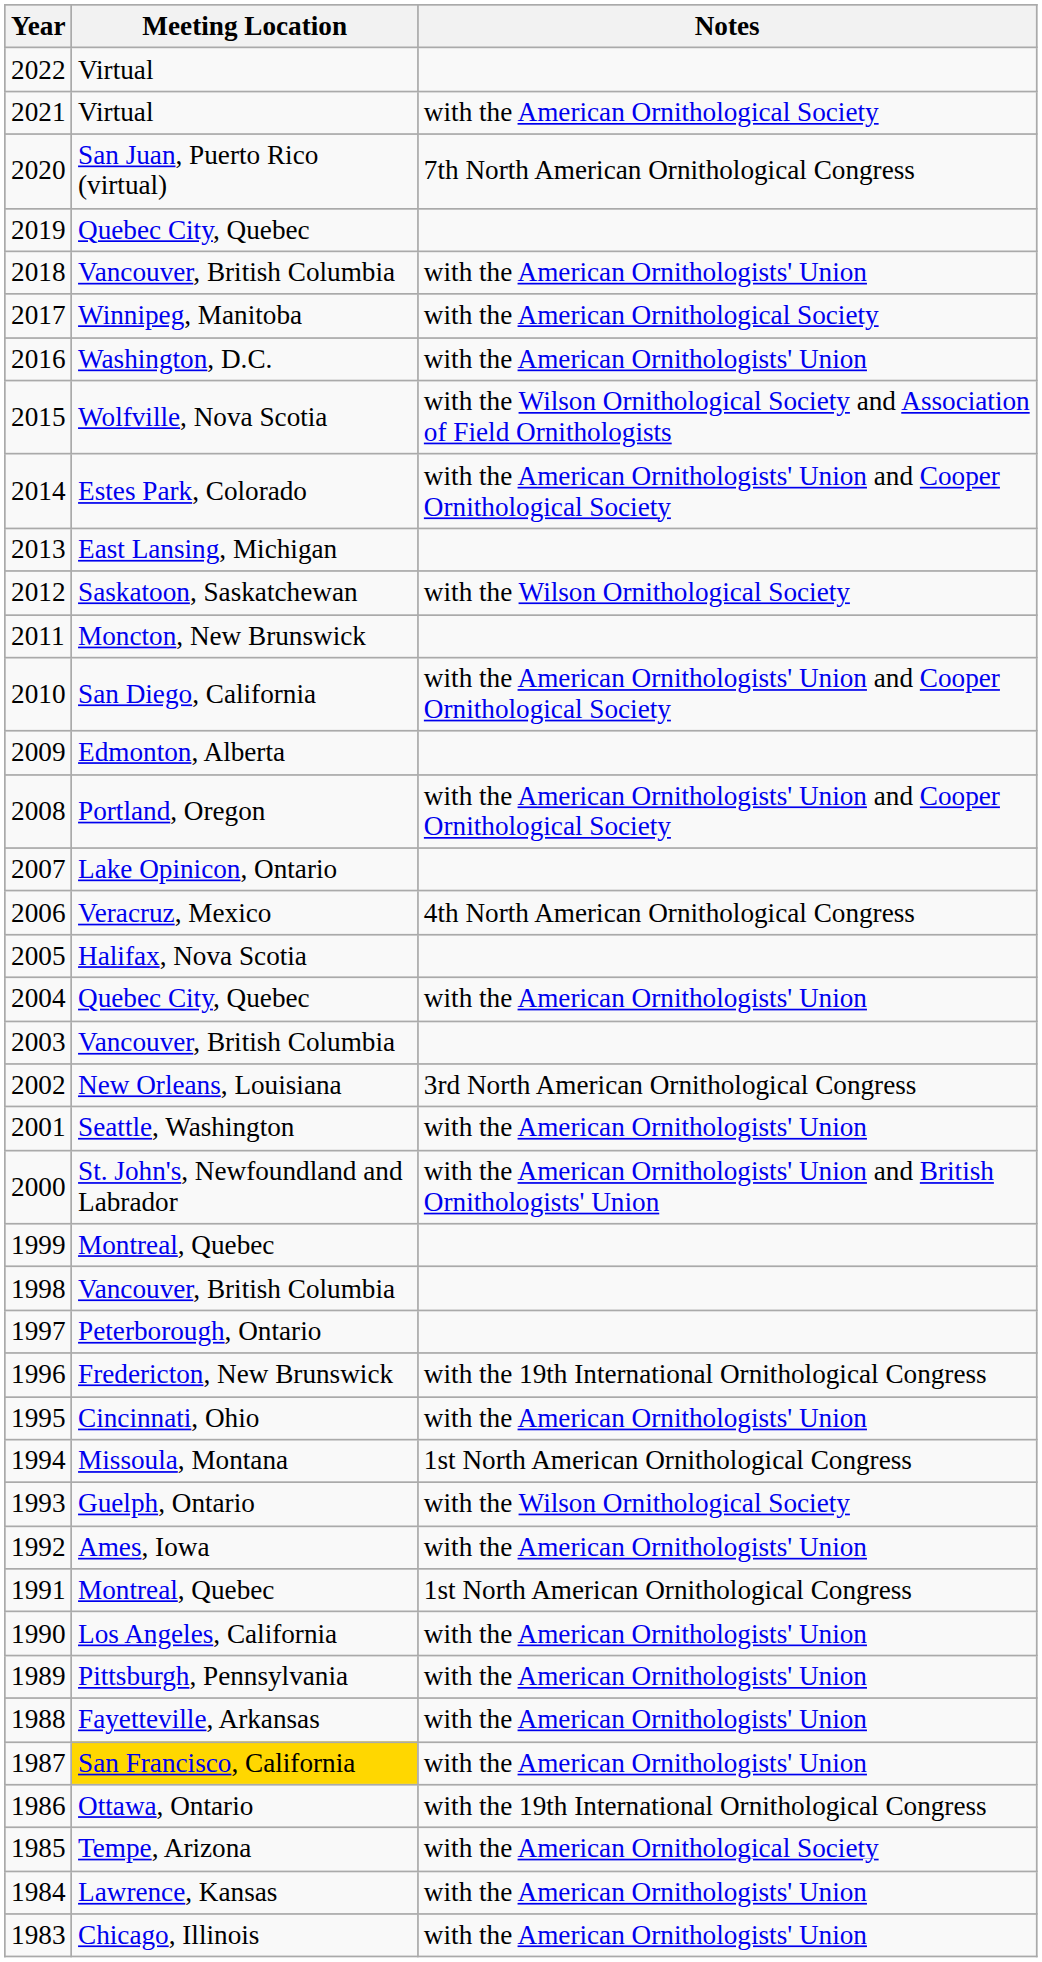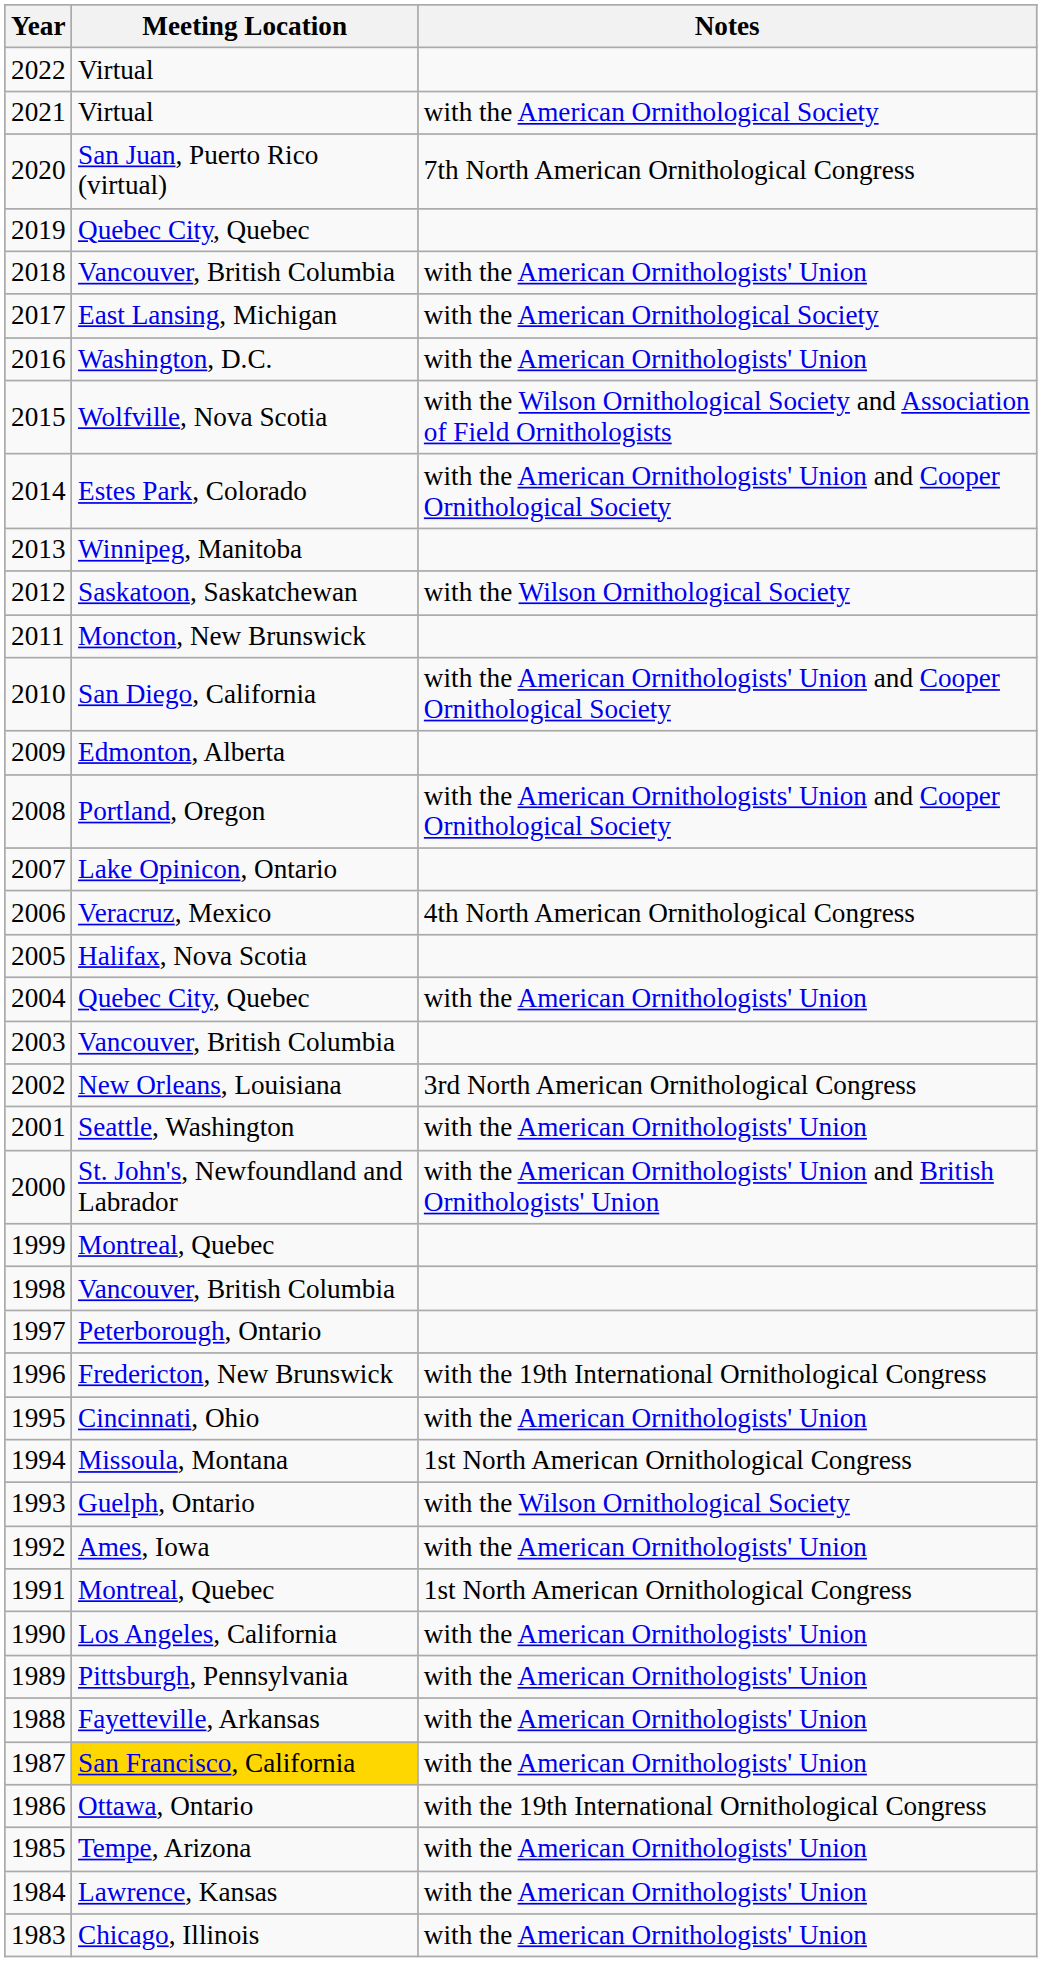(190, 315) Winnipeg, Manitoba -> (208, 315) East Lansing, Michigan
(208, 549) East Lansing, Michigan -> (190, 549) Winnipeg, Manitoba
(651, 1848) with the American Ornithological Society -> (645, 1848) with the American Ornithologists' Union
